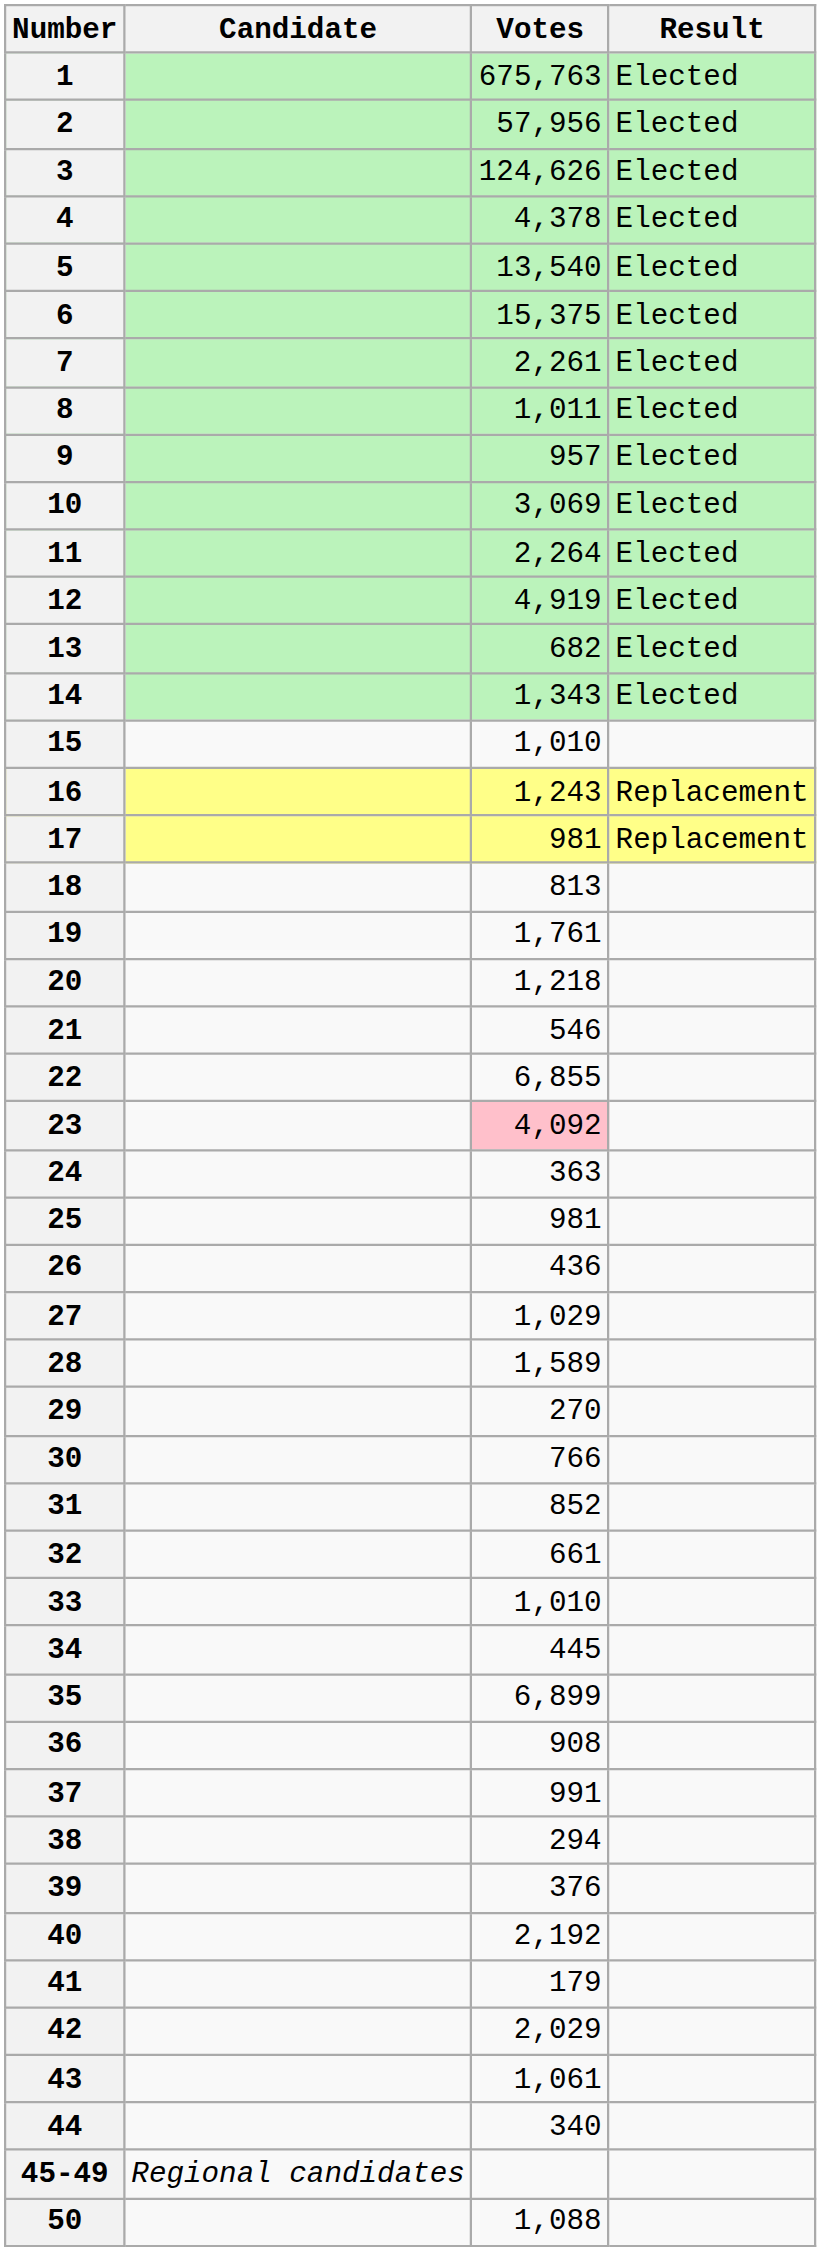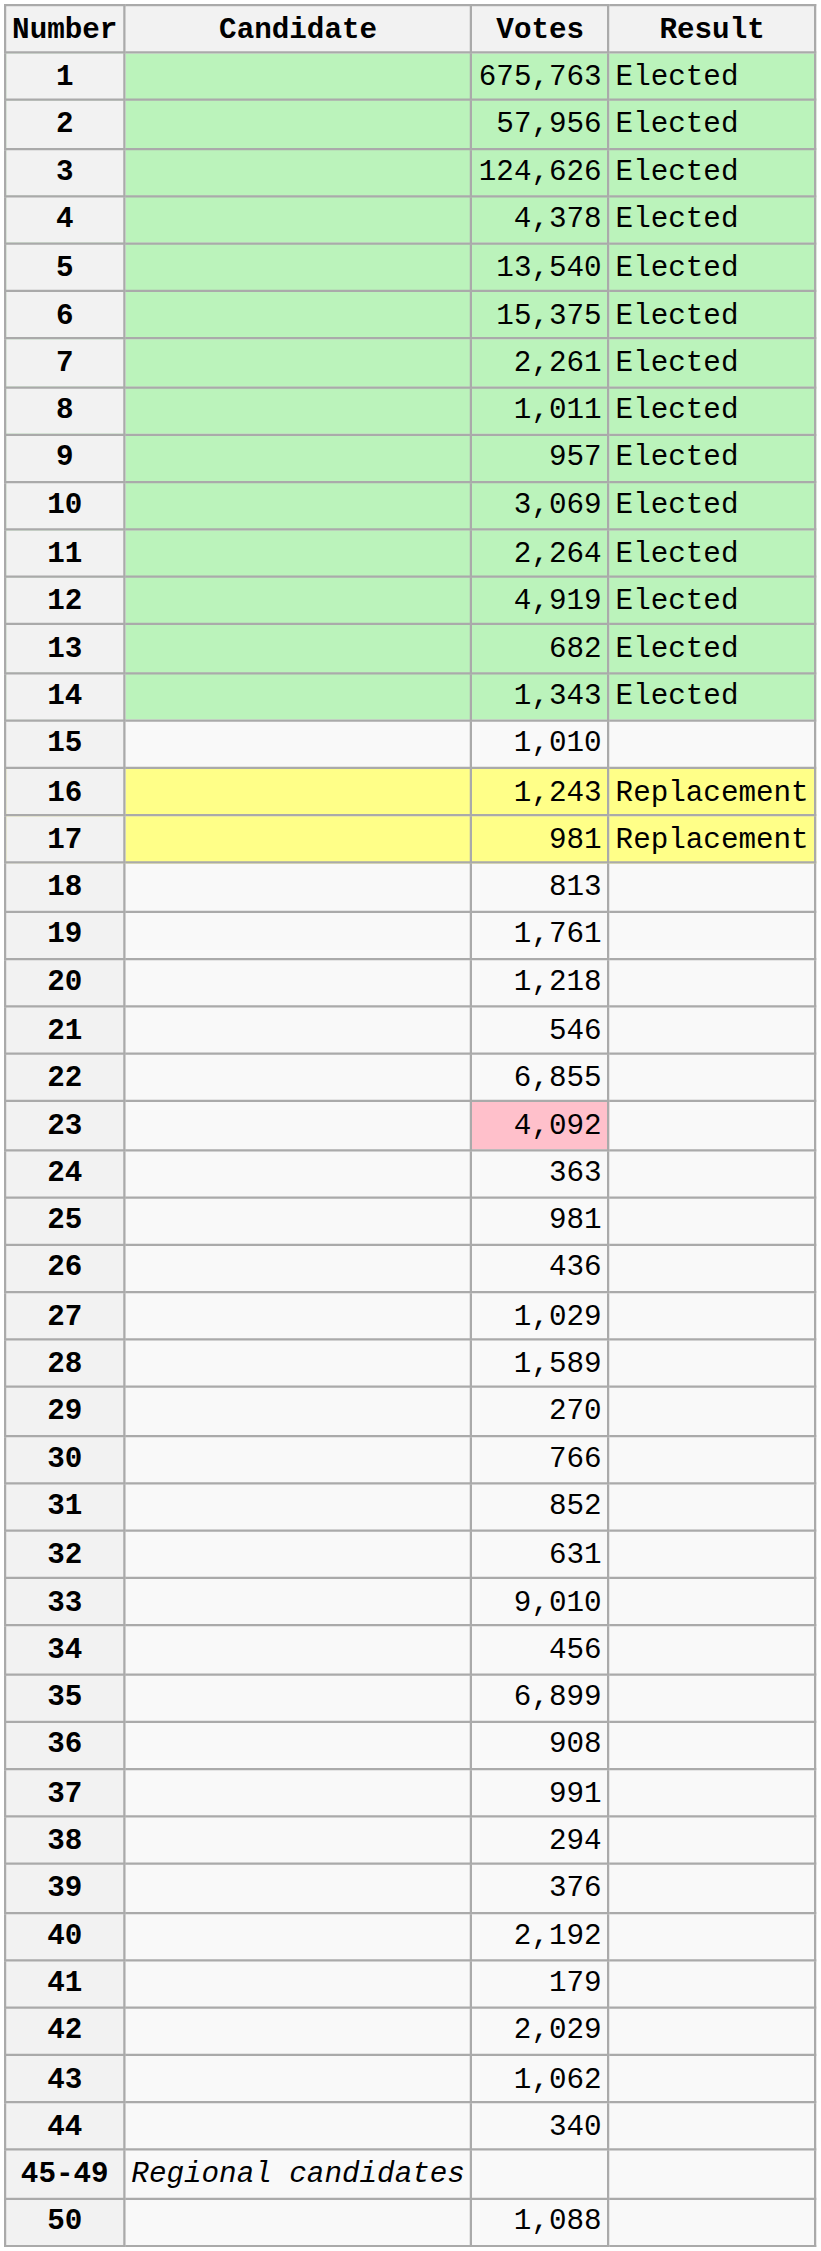(575, 1554) 661 -> (575, 1554) 631
(558, 1602) 1,010 -> (558, 1602) 9,010
(575, 1650) 445 -> (575, 1650) 456
(558, 2079) 1,061 -> (558, 2079) 1,062
